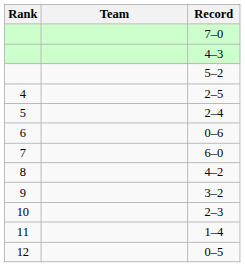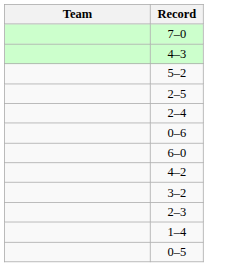- column: (23, 14)
